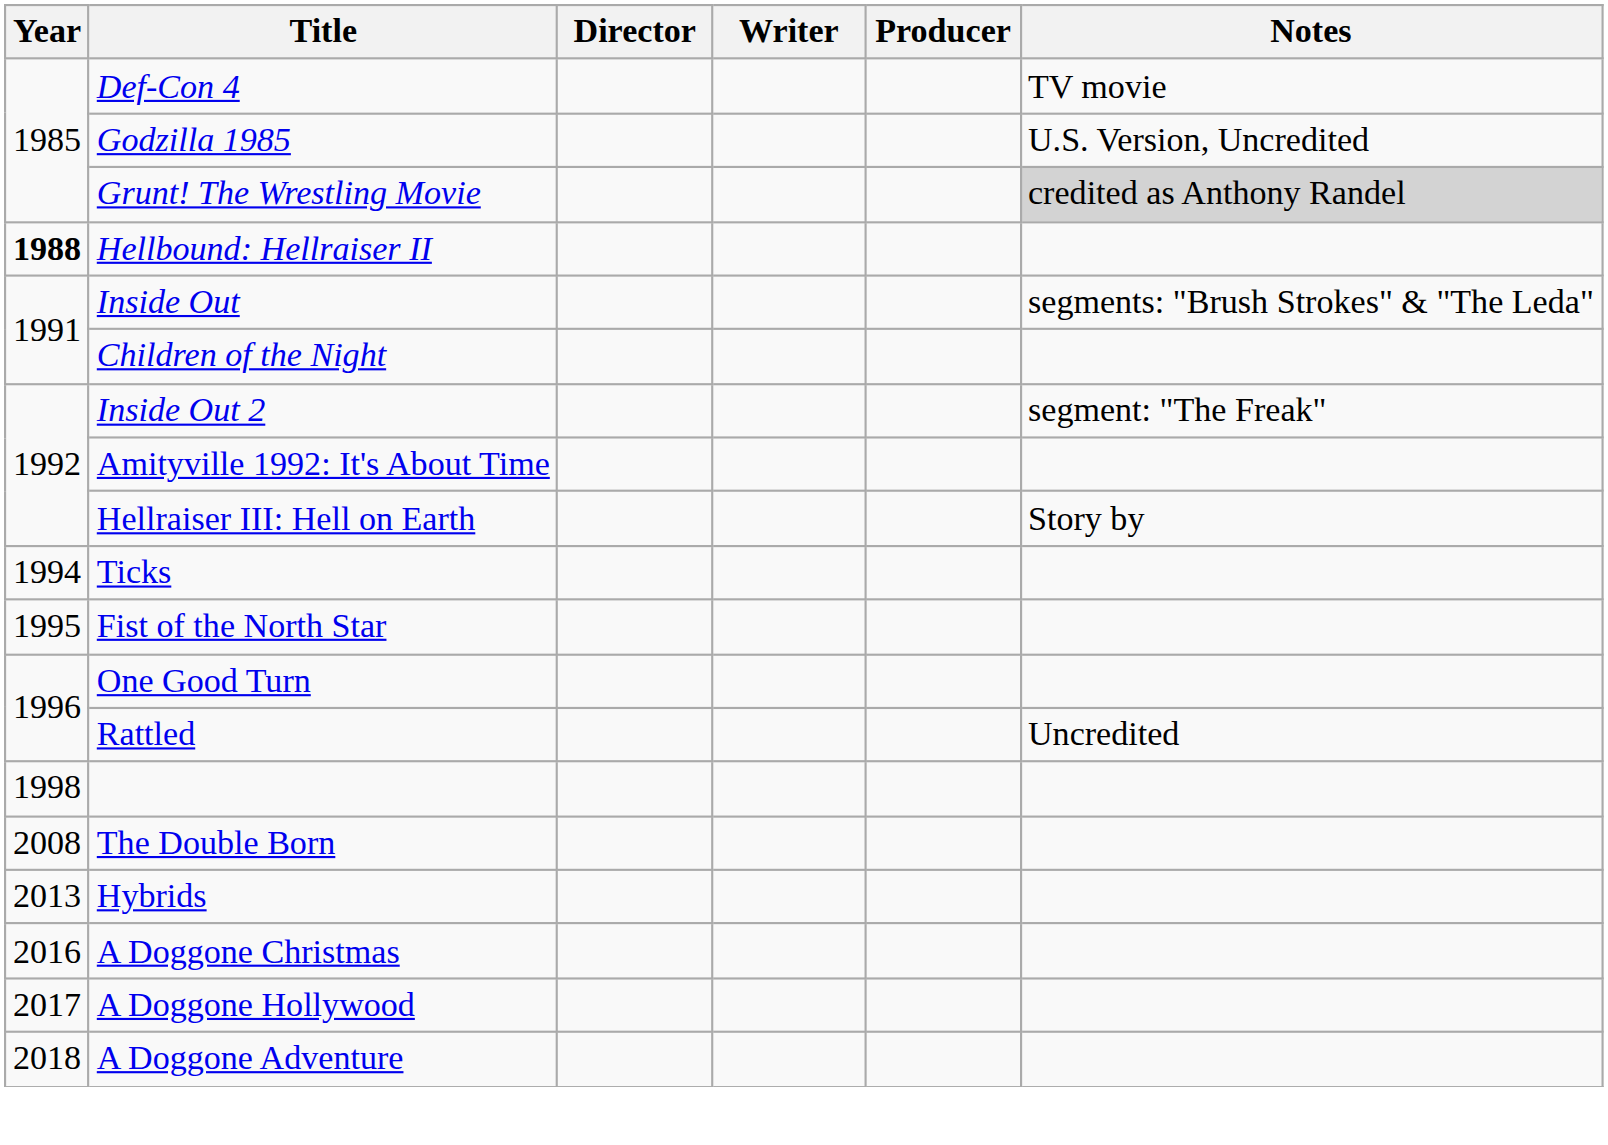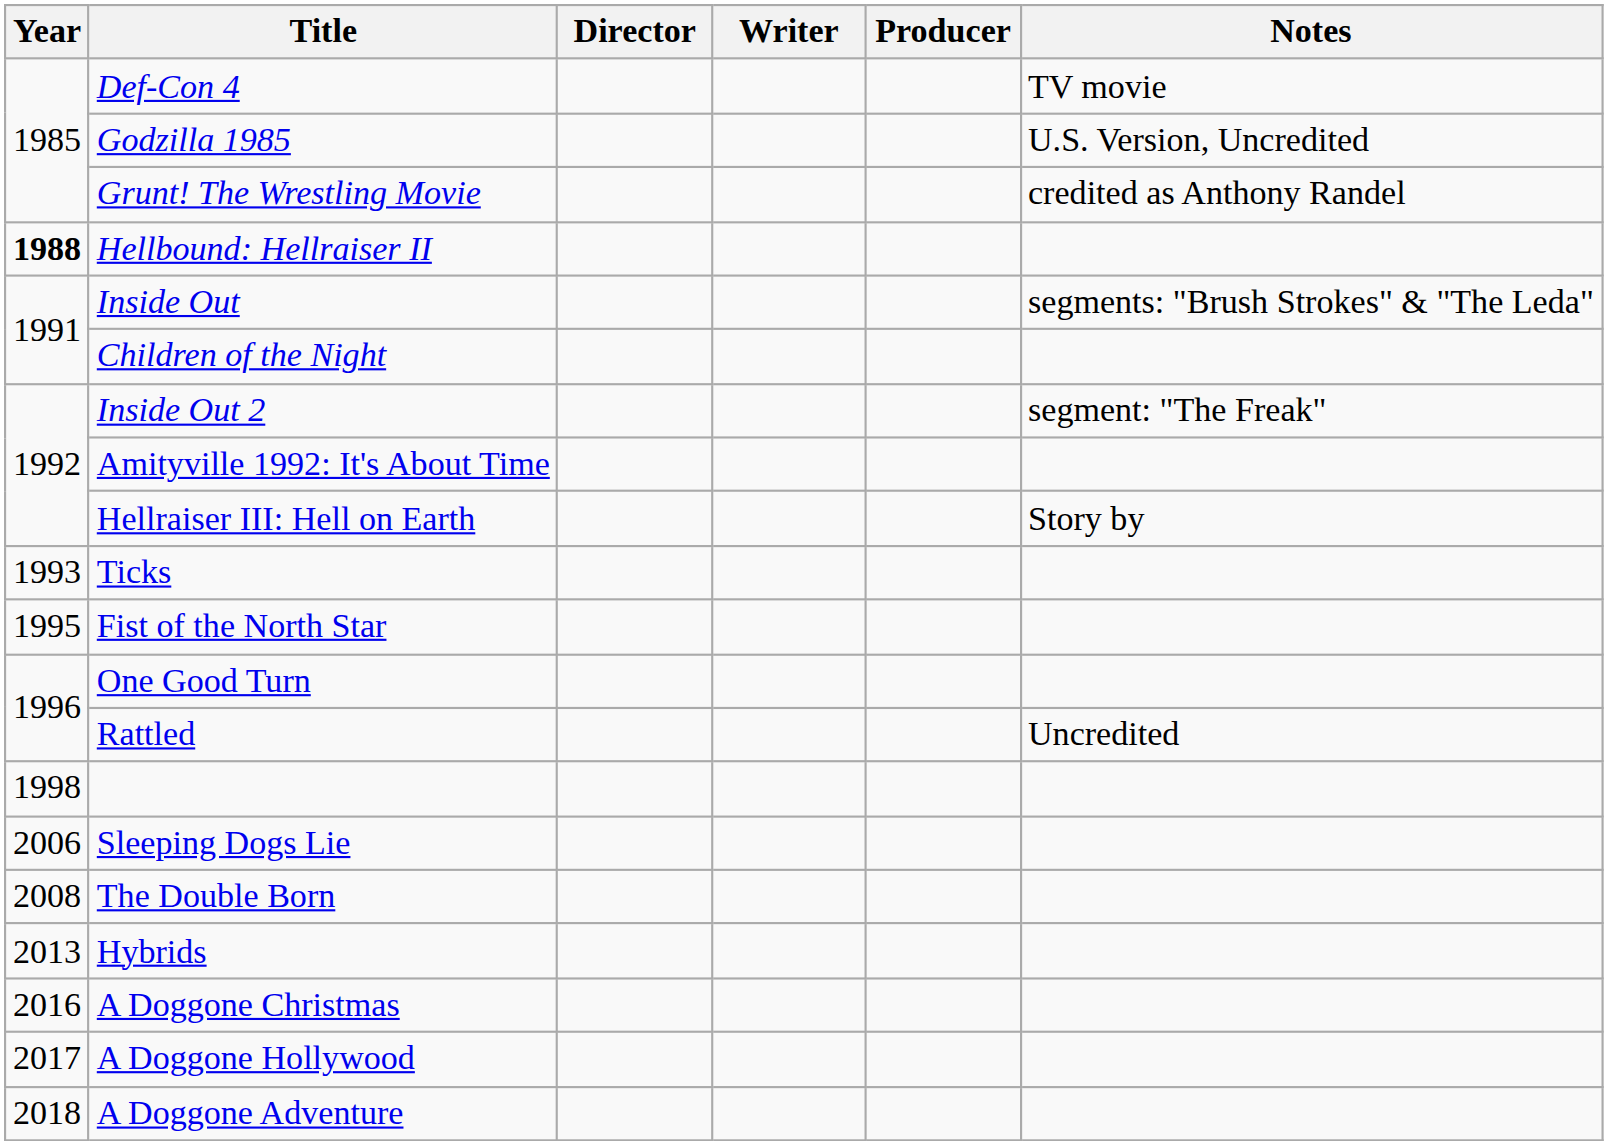(1217, 193) lightgrey background -> (1217, 193) no background
(47, 572) 1994 -> (47, 572) 1993
+ row: (224, 842)
